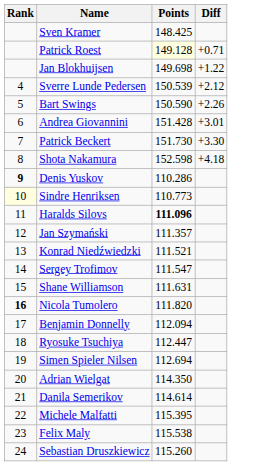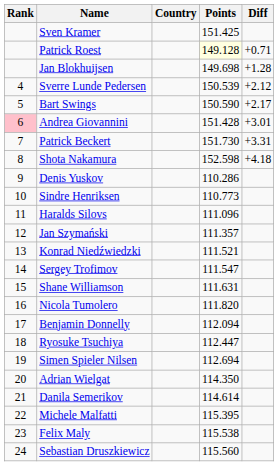+ column: (176, 13)
(174, 31) 148.425 -> (221, 31) 151.425
(211, 68) +1.22 -> (258, 68) +1.28
(211, 104) +2.26 -> (258, 104) +2.17
(20, 123) no background -> (20, 123) pink background
(211, 141) +3.30 -> (258, 141) +3.31
(20, 178) bold -> (20, 178) normal
(20, 196) lightyellow background -> (20, 196) no background
(174, 214) bold -> (221, 214) normal
(20, 305) bold -> (20, 305) normal
(174, 452) 115.260 -> (221, 452) 115.560
